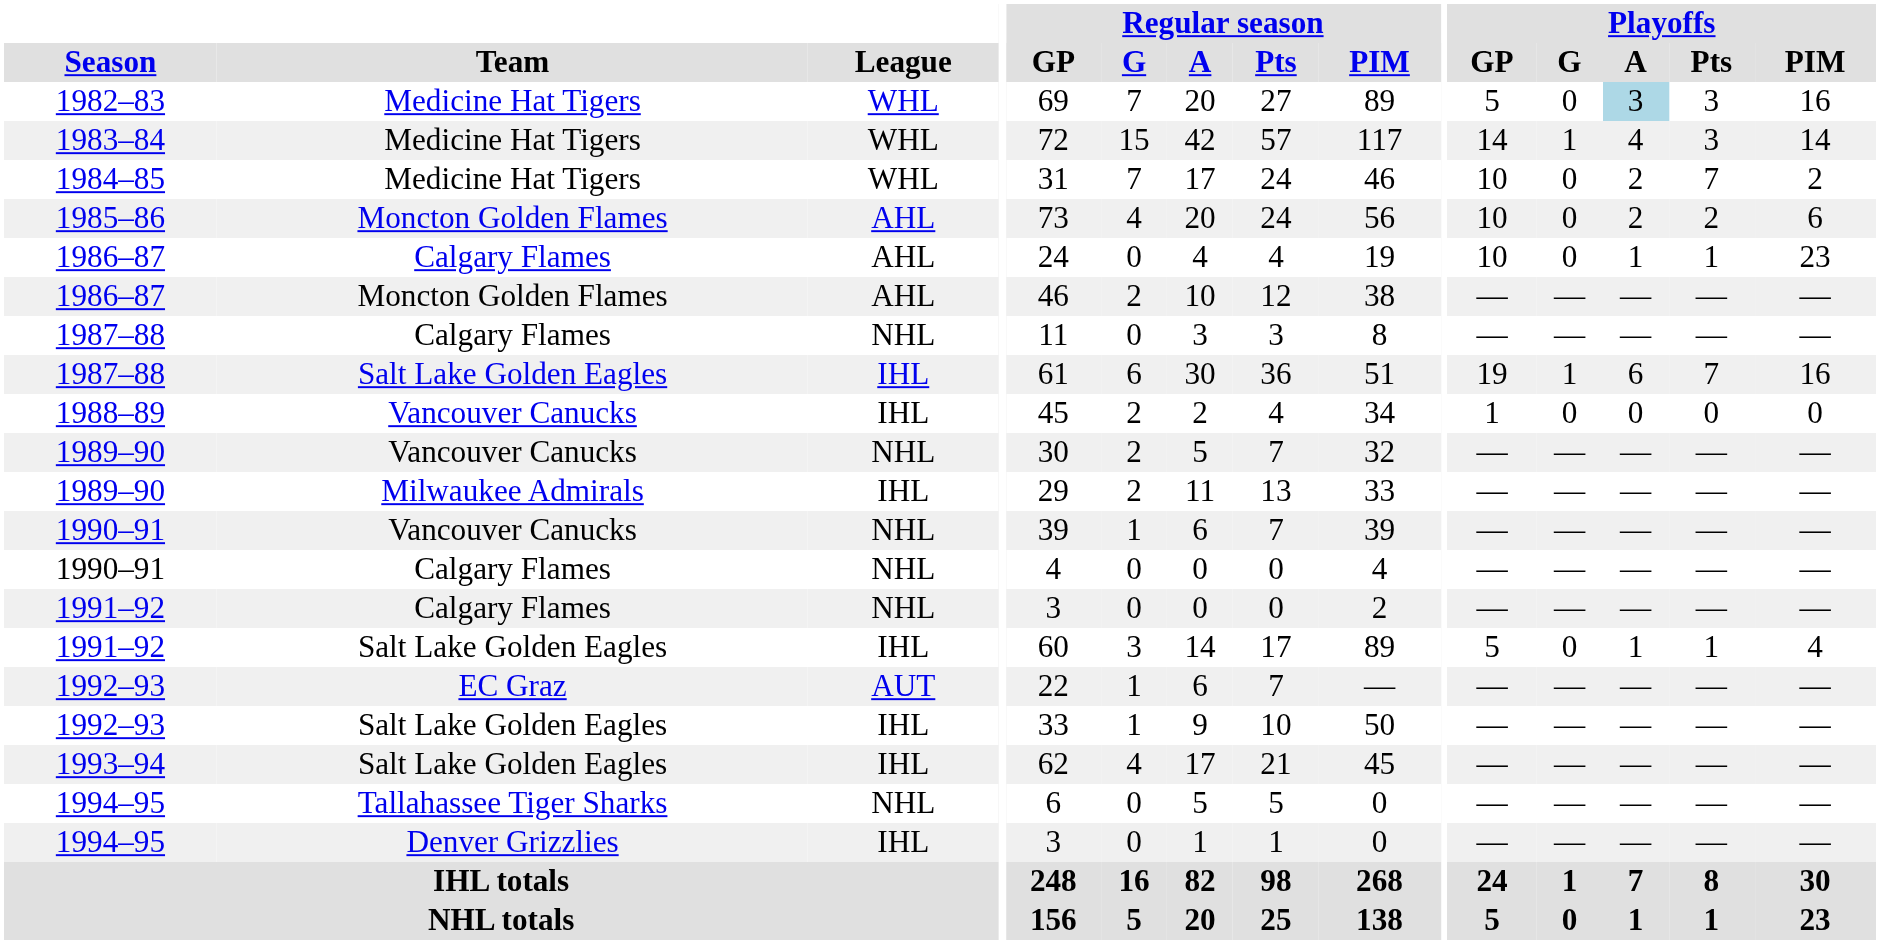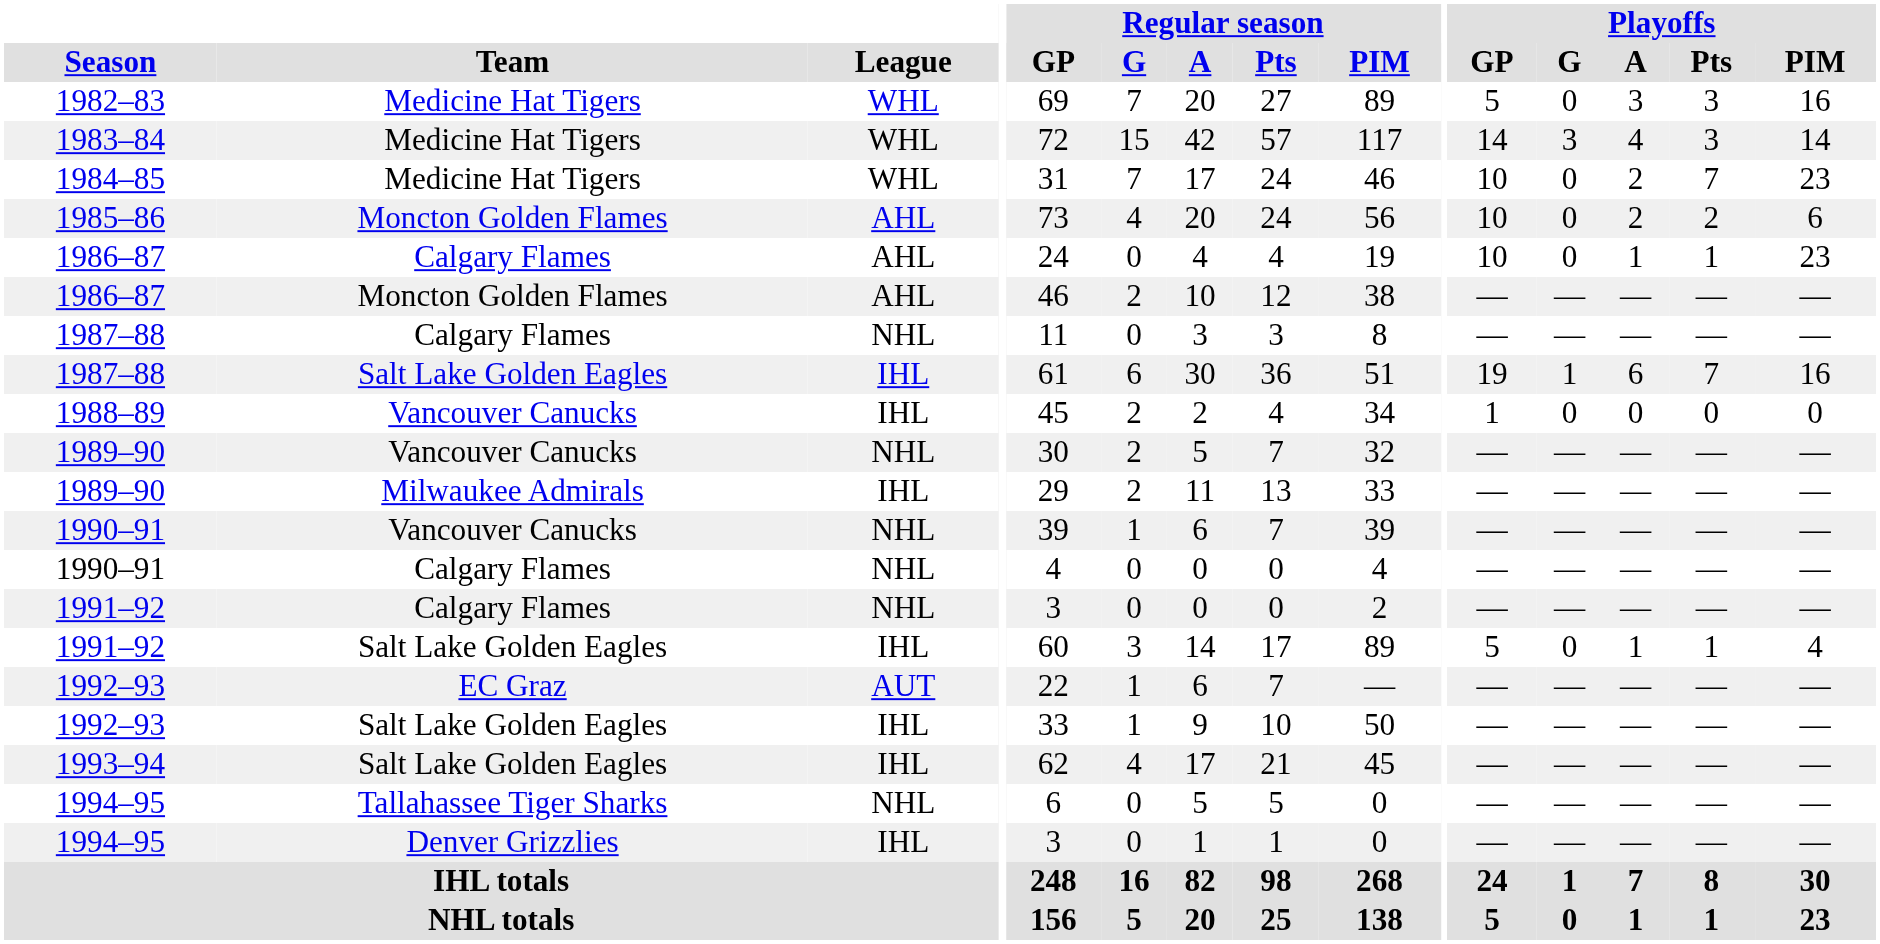(1636, 101) lightblue background -> (1636, 101) no background
(1569, 140) 1 -> (1569, 140) 3
(1815, 179) 2 -> (1815, 179) 23
